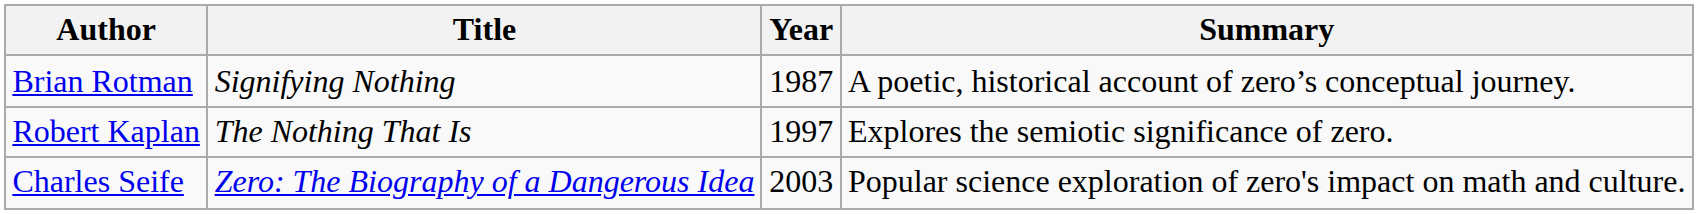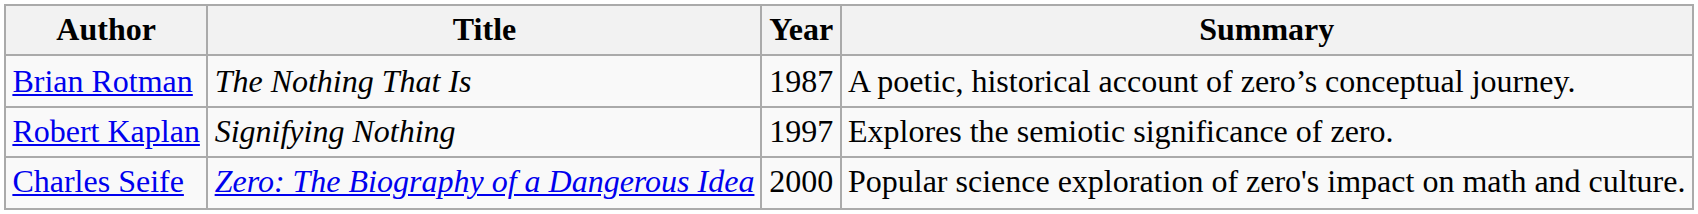(335, 80) Signifying Nothing -> (343, 80) The Nothing That Is
(343, 131) The Nothing That Is -> (335, 131) Signifying Nothing
(801, 182) 2003 -> (801, 182) 2000
